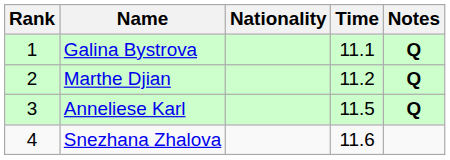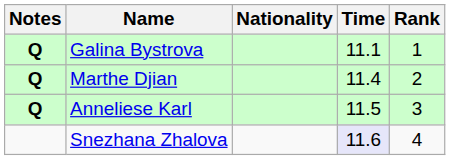columns swapped: (32, 19) <-> (414, 19)
(357, 79) 11.2 -> (363, 79) 11.4
(357, 139) no background -> (363, 139) lavender background
